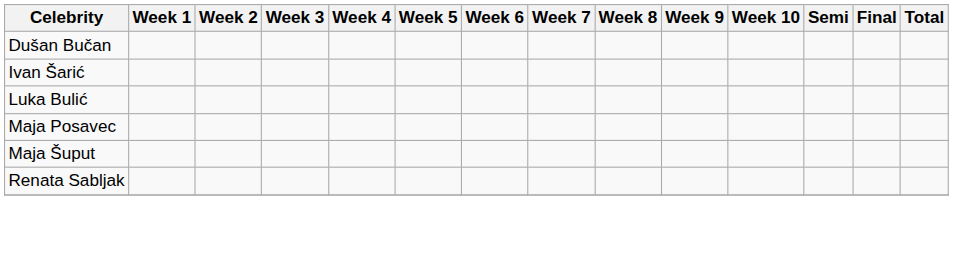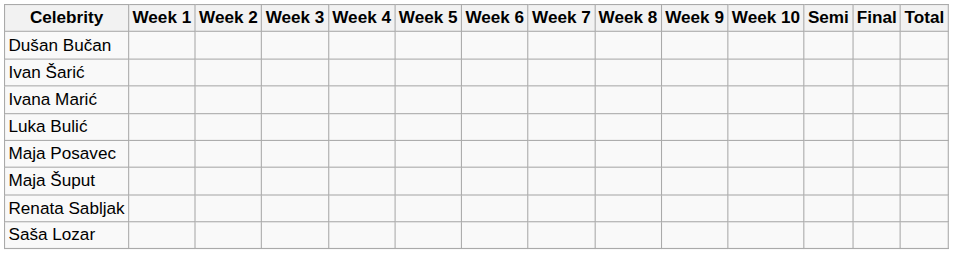+ row: (53, 99)
+ row: (52, 235)
